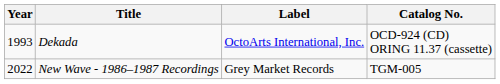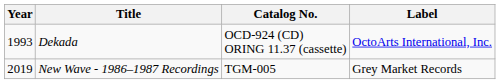columns swapped: (431, 14) <-> (294, 14)
(20, 68) 2022 -> (20, 68) 2019
